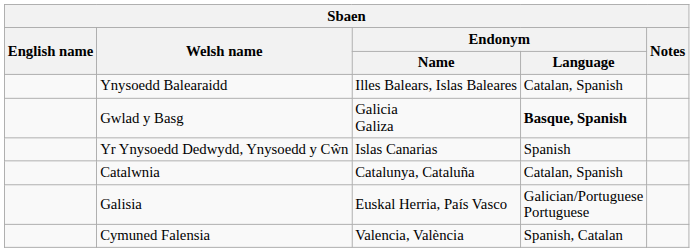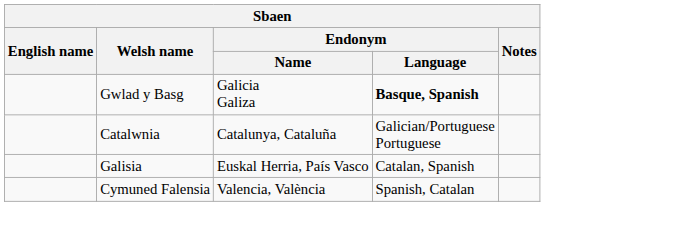- row: (164, 86)
- row: (224, 149)
(573, 172) Catalan, Spanish -> (435, 134) Galician/Portuguese Portuguese
(584, 204) Galician/Portuguese Portuguese -> (425, 166) Catalan, Spanish
